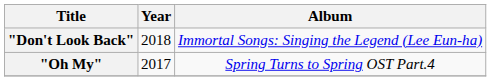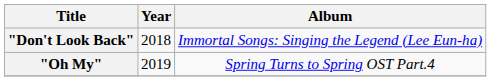(156, 64) 2017 -> (156, 64) 2019
